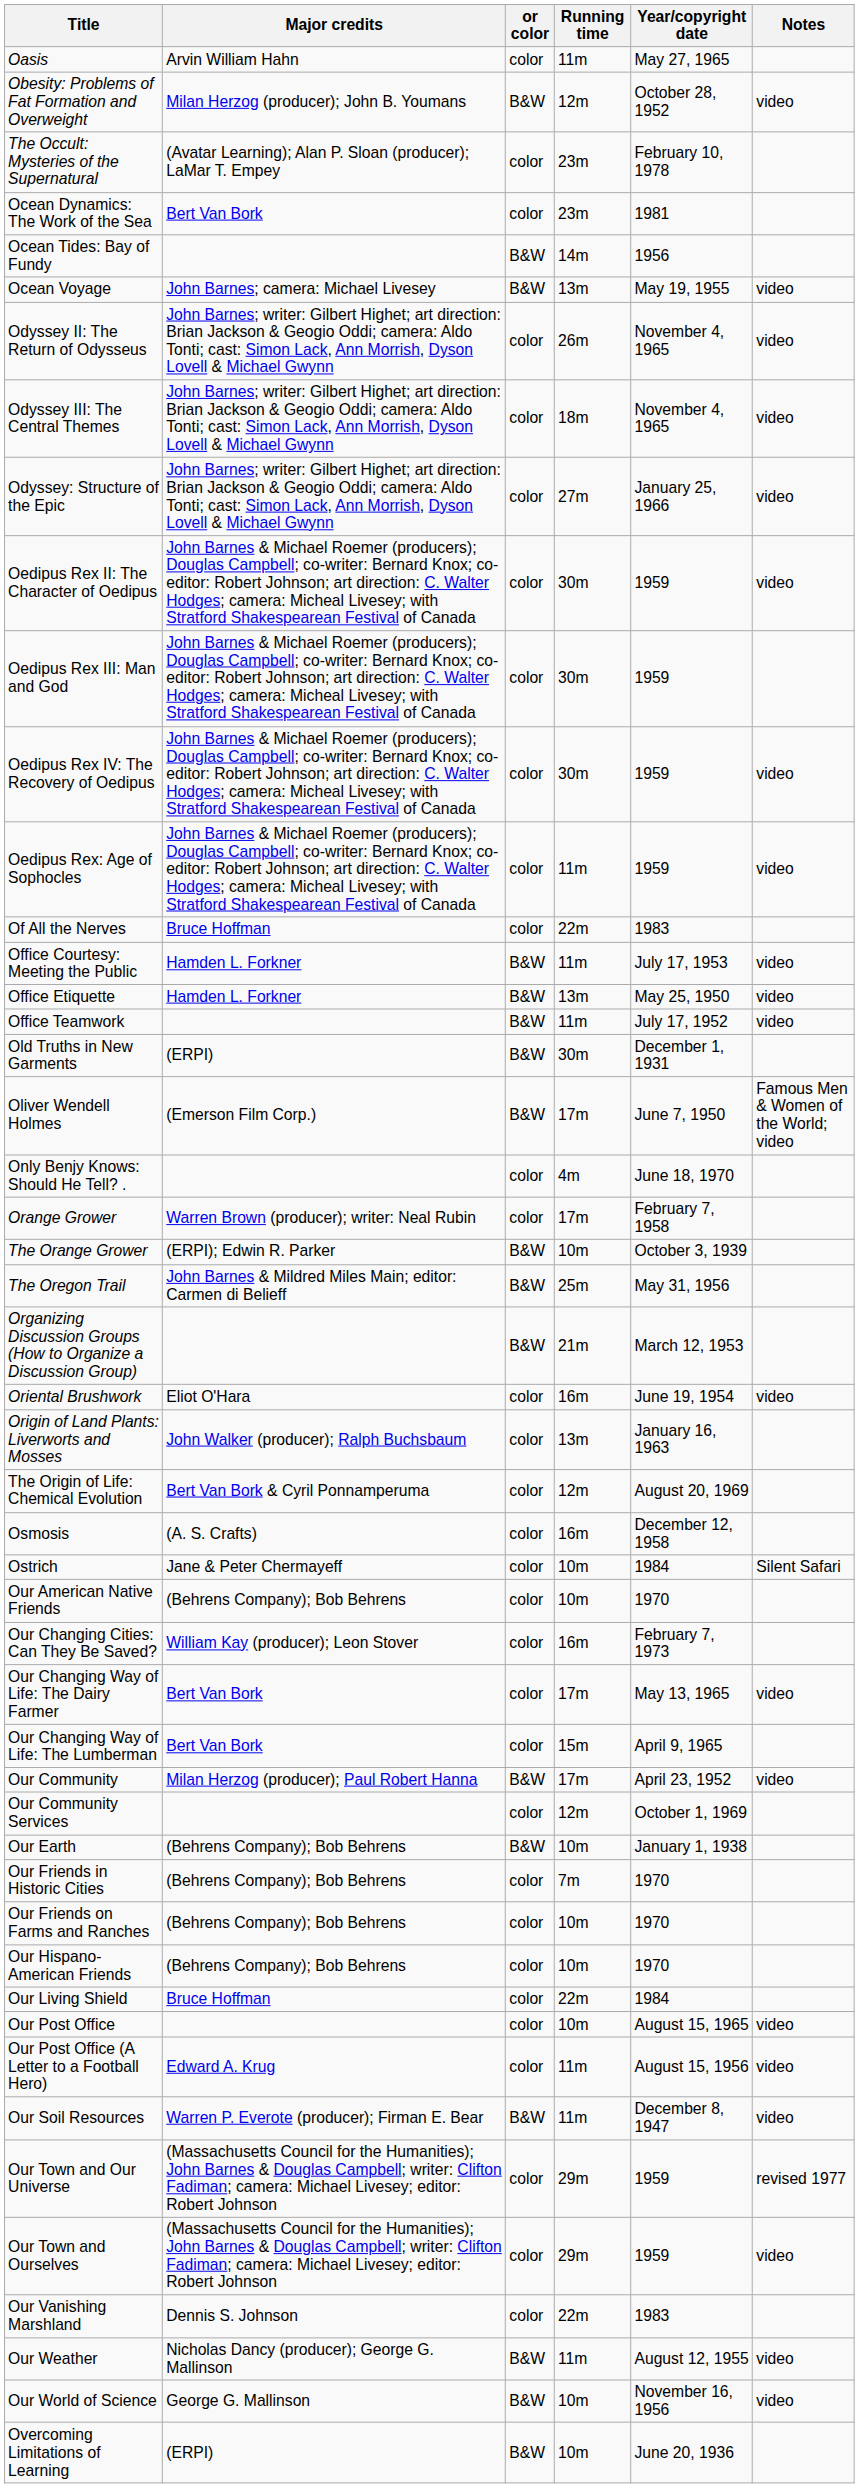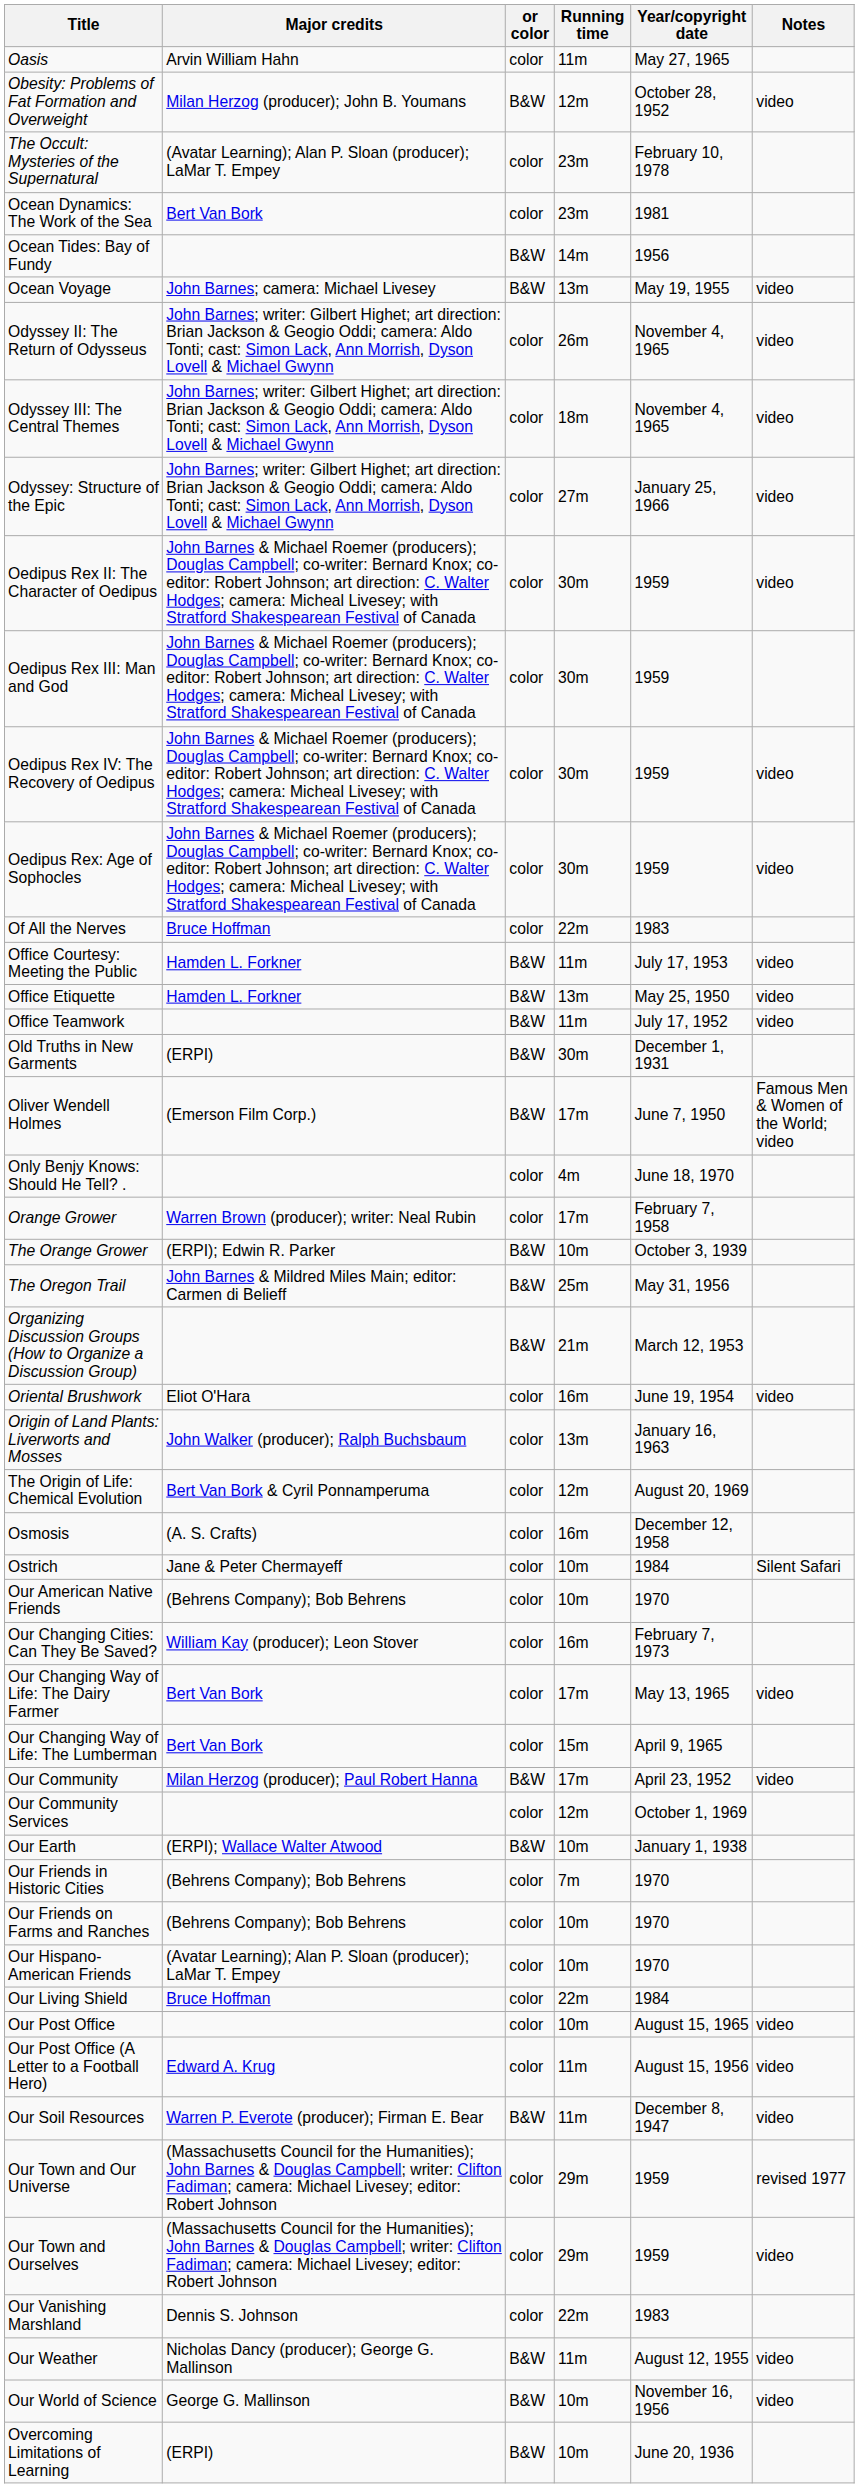(573, 869) 11m -> (573, 869) 30m
(286, 1847) (Behrens Company); Bob Behrens -> (274, 1847) (ERPI); Wallace Walter Atwood
(286, 1965) (Behrens Company); Bob Behrens -> (318, 1965) (Avatar Learning); Alan P. Sloan (producer); LaMar T. Empey
